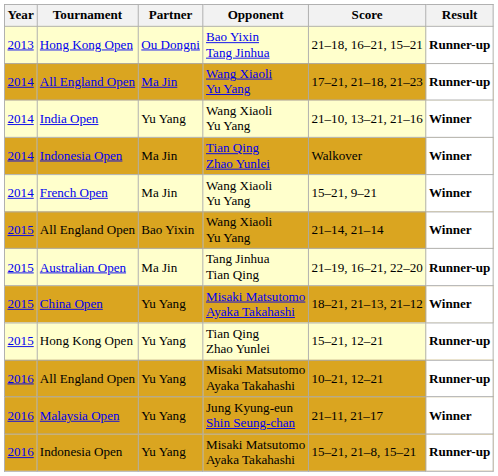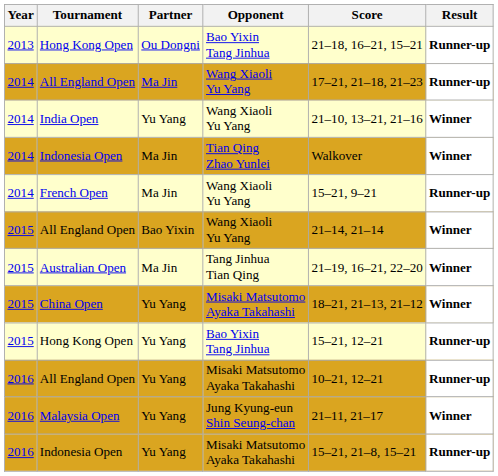(450, 193) Winner -> (460, 193) Runner-up
(460, 267) Runner-up -> (450, 267) Winner
(238, 341) Tian Qing Zhao Yunlei -> (238, 341) Bao Yixin Tang Jinhua
